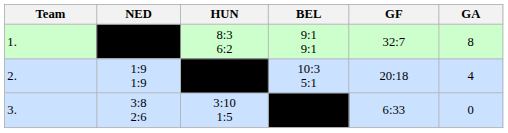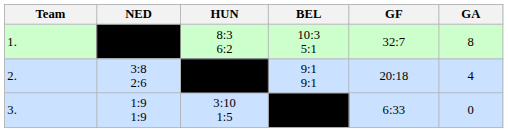(309, 41) 9:1 9:1 -> (309, 41) 10:3 5:1
(139, 75) 1:9 1:9 -> (139, 75) 3:8 2:6
(309, 75) 10:3 5:1 -> (309, 75) 9:1 9:1
(139, 110) 3:8 2:6 -> (139, 110) 1:9 1:9
